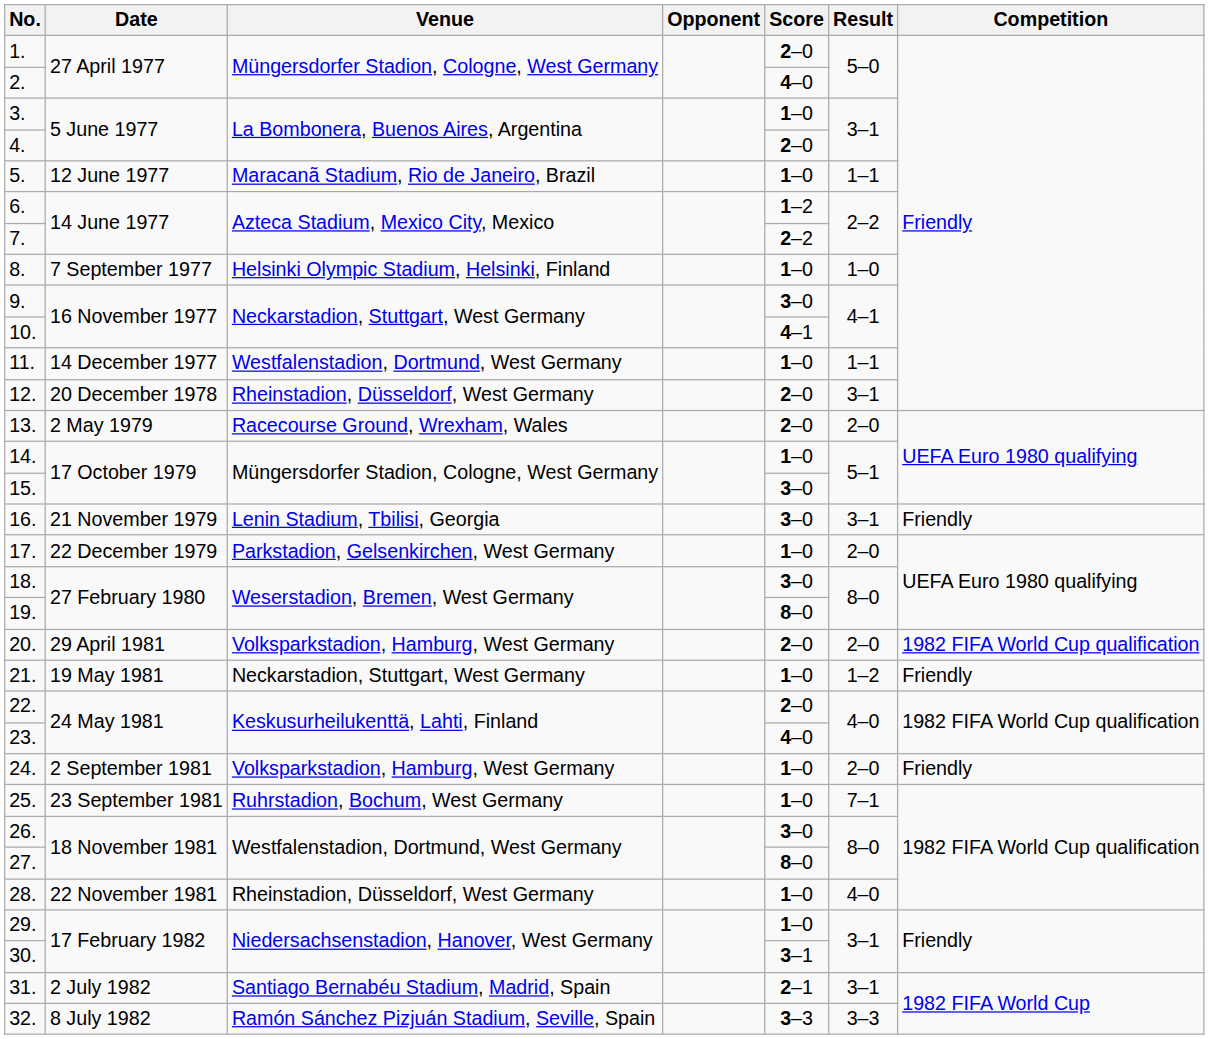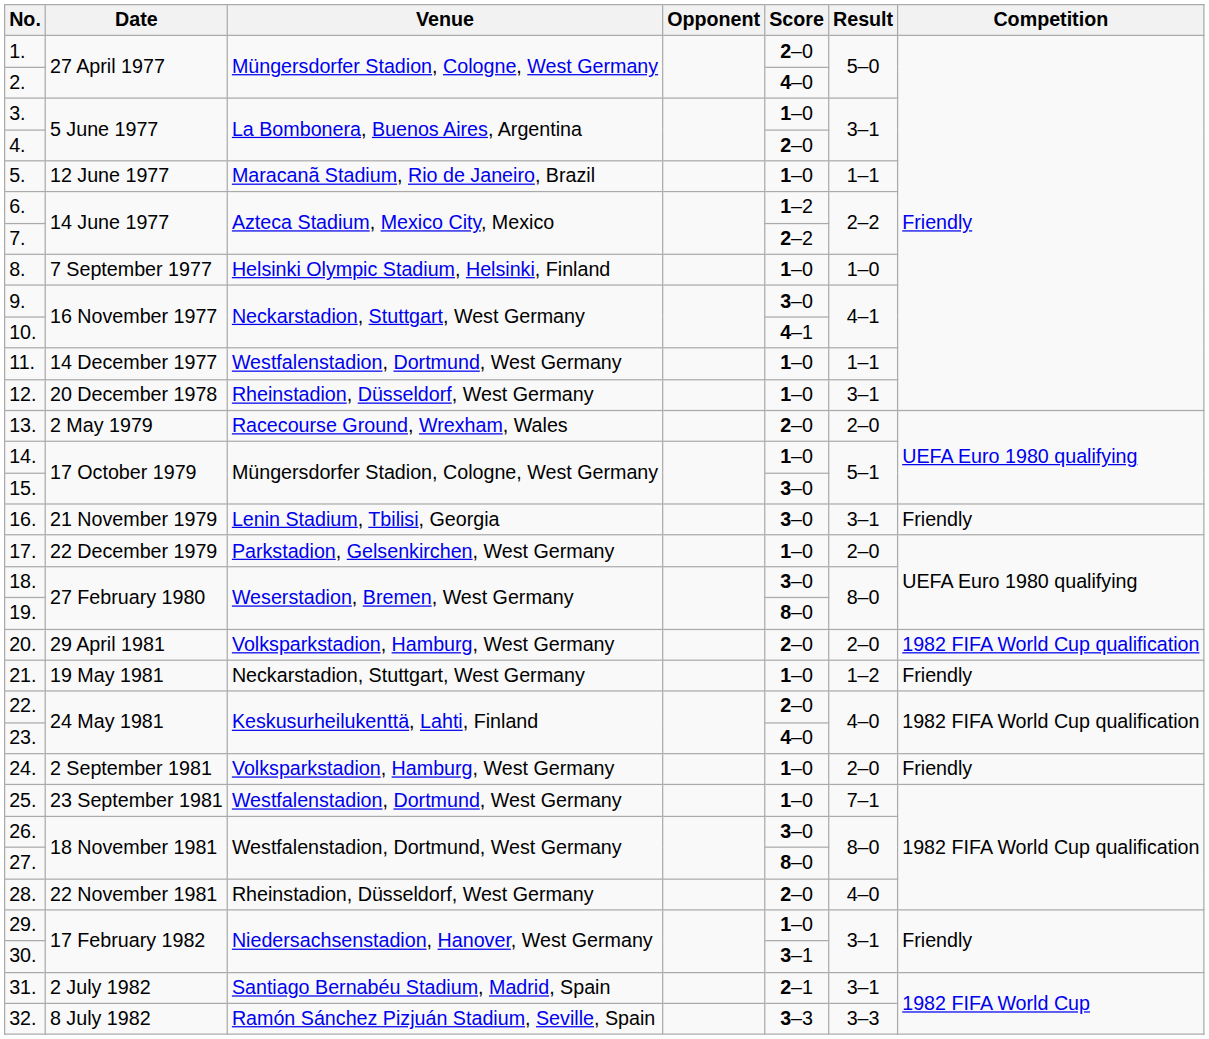(797, 394) 2–0 -> (797, 394) 1–0
(397, 800) Ruhrstadion, Bochum, West Germany -> (427, 800) Westfalenstadion, Dortmund, West Germany
(797, 894) 1–0 -> (797, 894) 2–0
